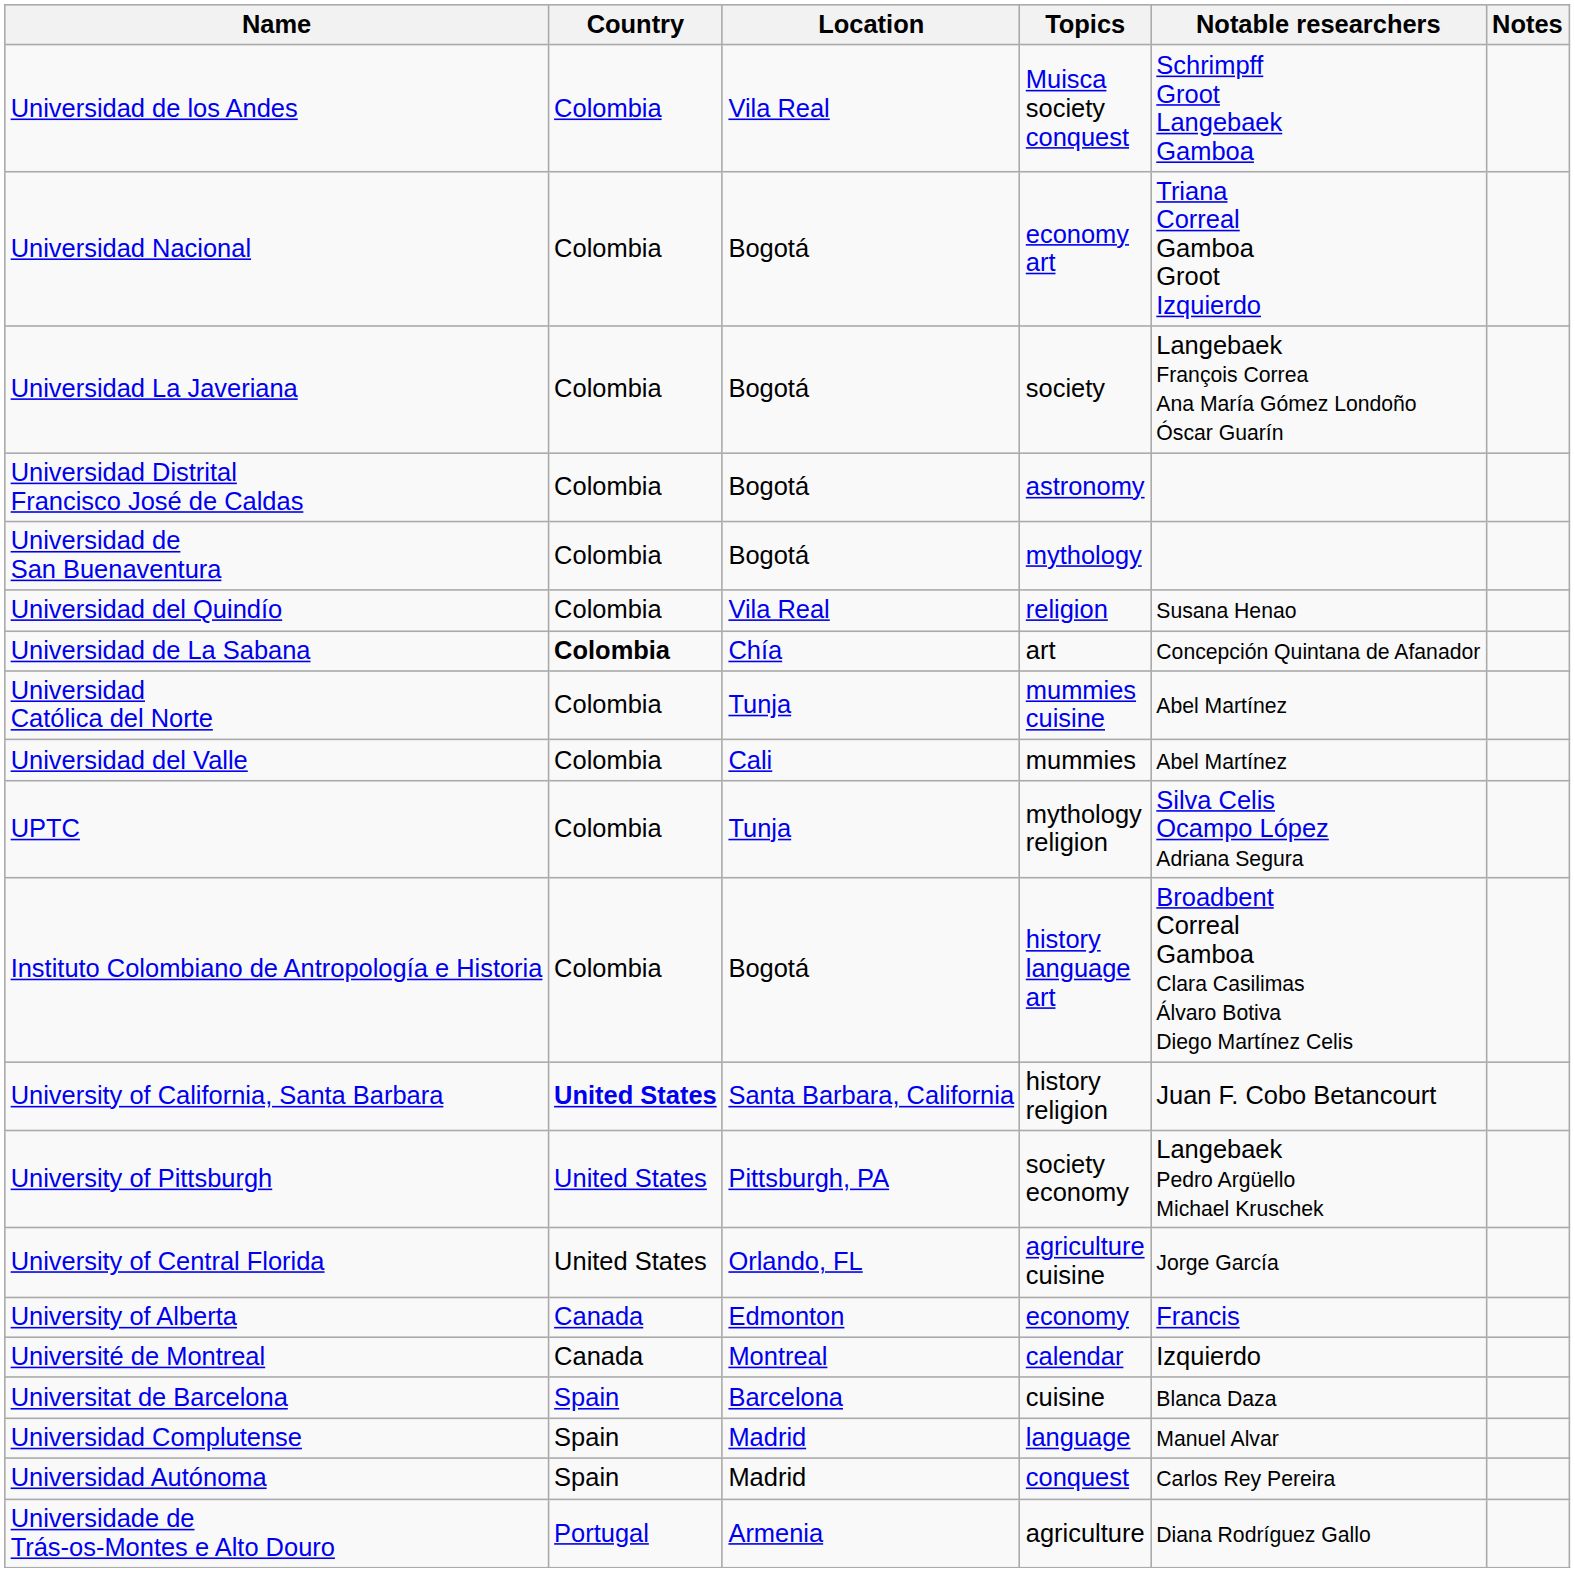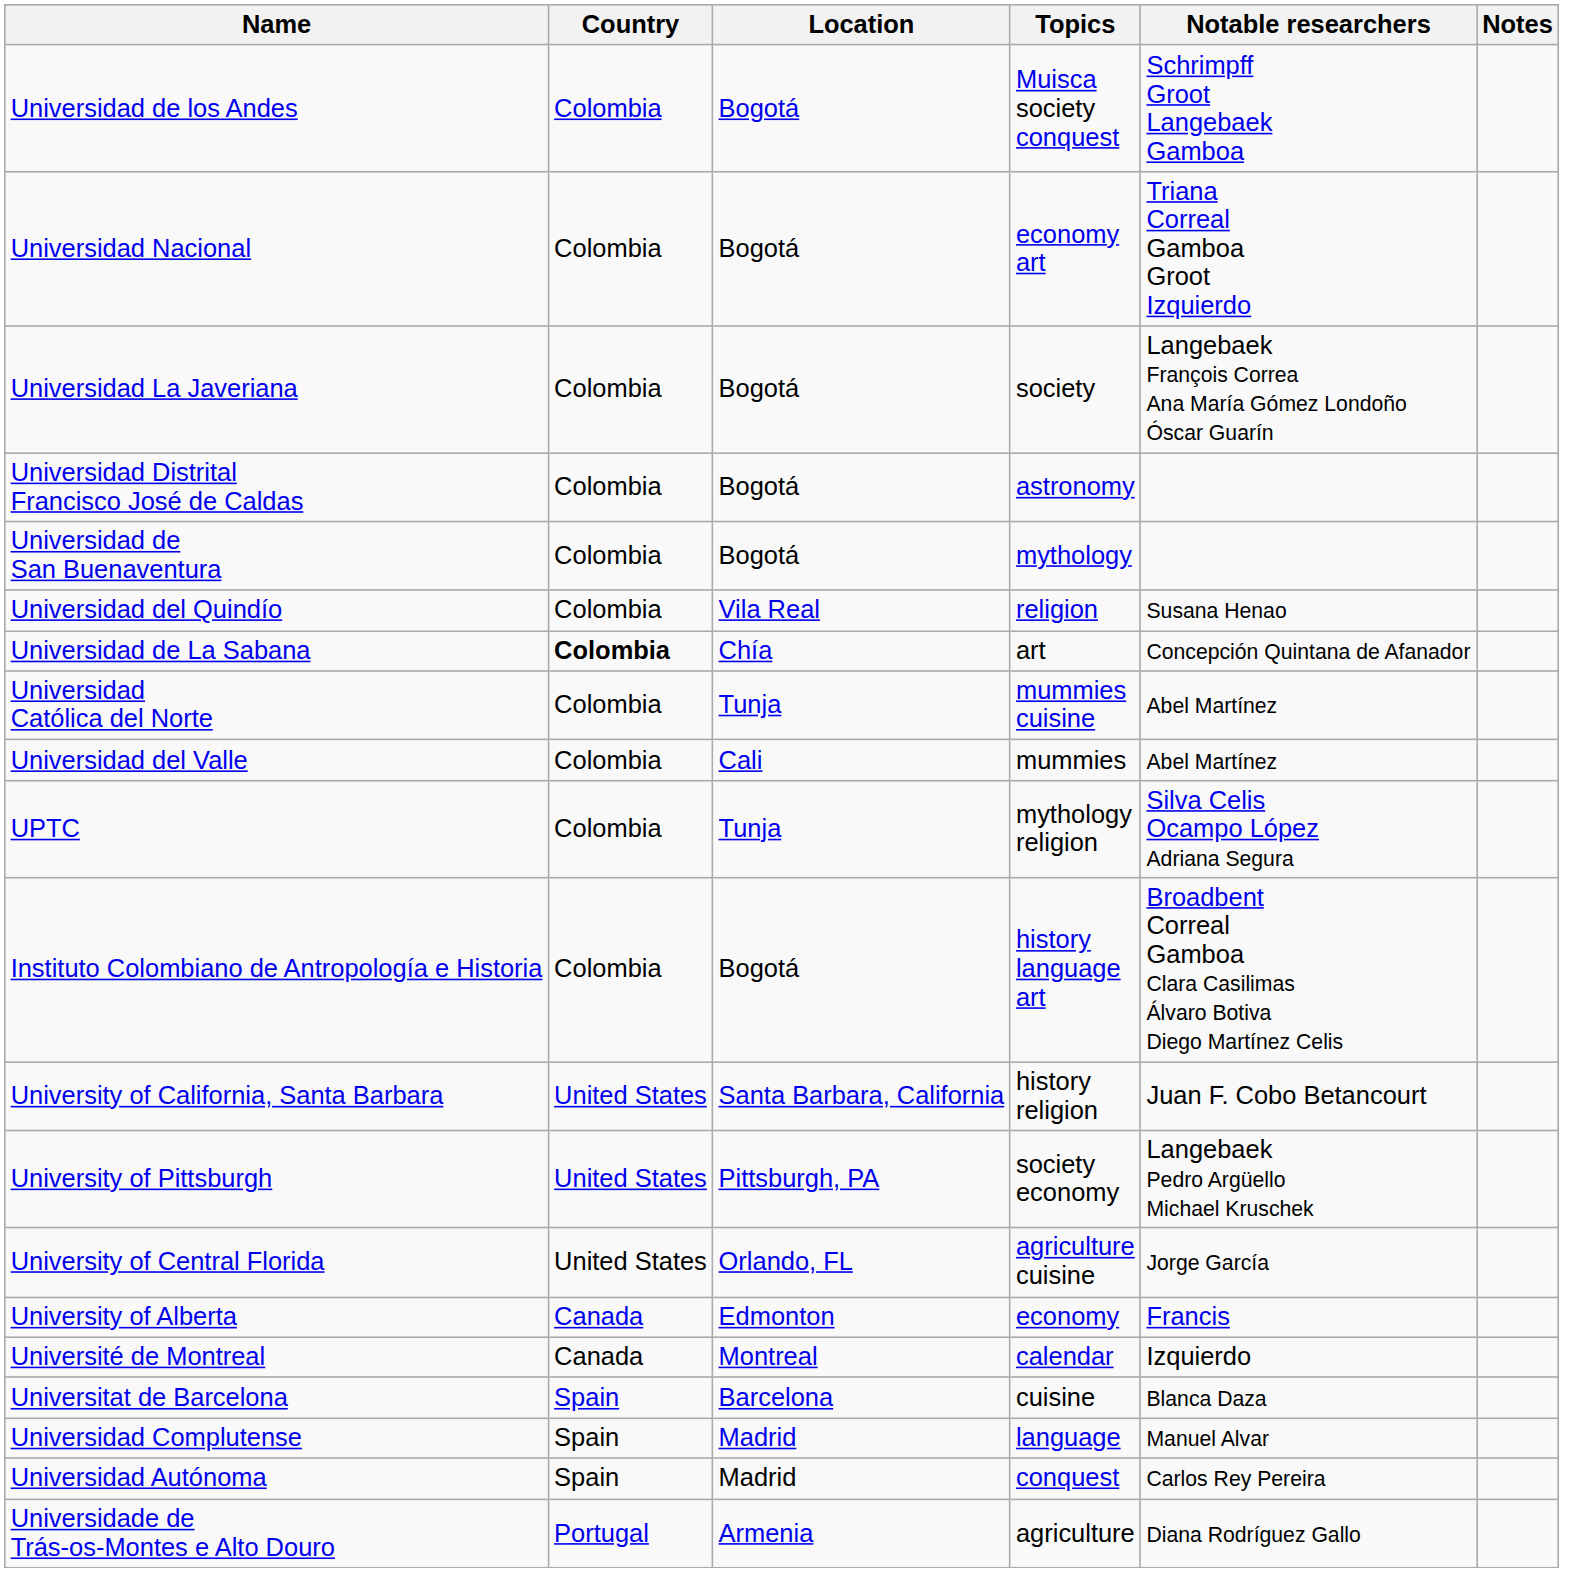(779, 107) Vila Real -> (759, 107) Bogotá
(635, 1095) bold -> (630, 1095) normal
